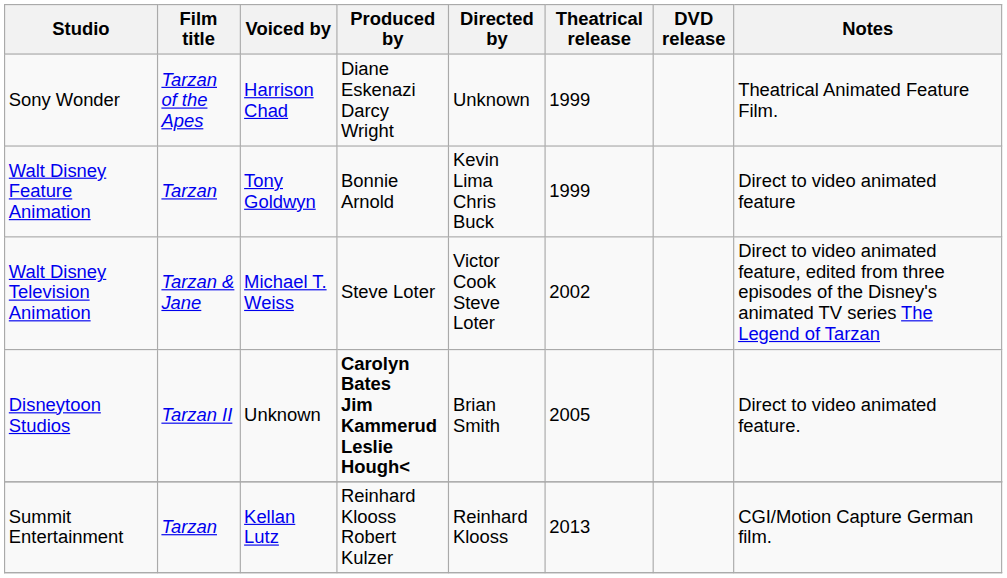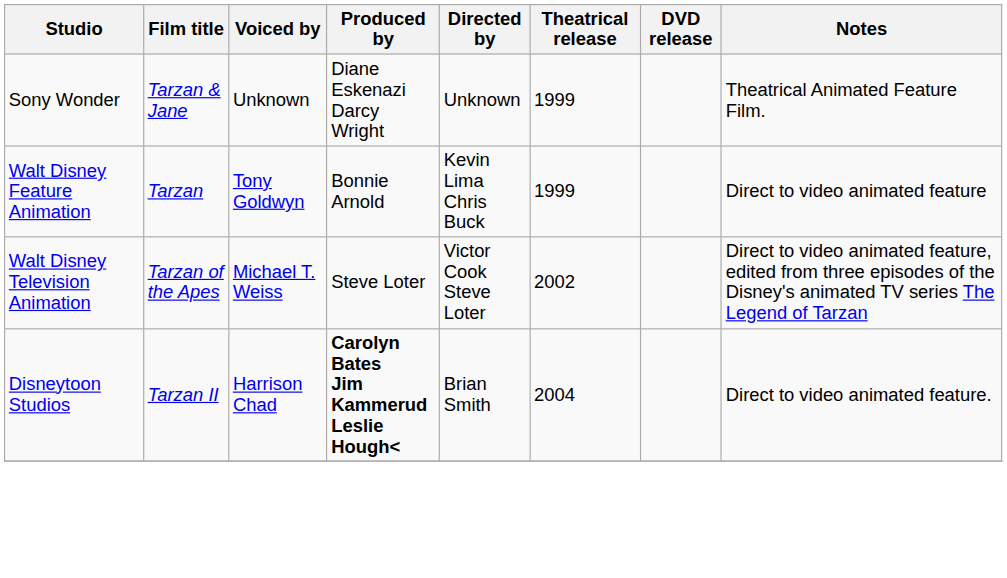(189, 100) Tarzan of the Apes -> (184, 100) Tarzan & Jane
(279, 100) Harrison Chad -> (271, 100) Unknown
(198, 292) Tarzan & Jane -> (186, 282) Tarzan of the Apes
(282, 415) Unknown -> (268, 394) Harrison Chad
(570, 415) 2005 -> (555, 394) 2004
- row: (66, 527)
